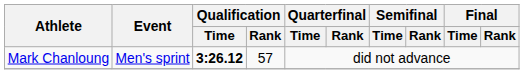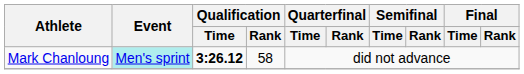(153, 58) no background -> (153, 58) paleturquoise background
(265, 58) 57 -> (265, 58) 58
